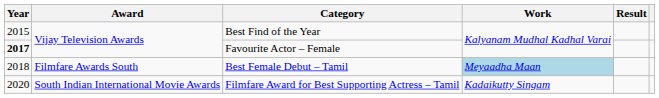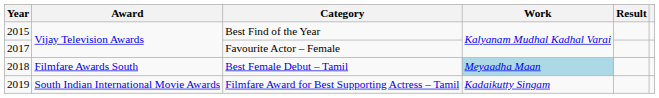(18, 48) bold -> (18, 48) normal
(18, 84) 2020 -> (18, 84) 2019
